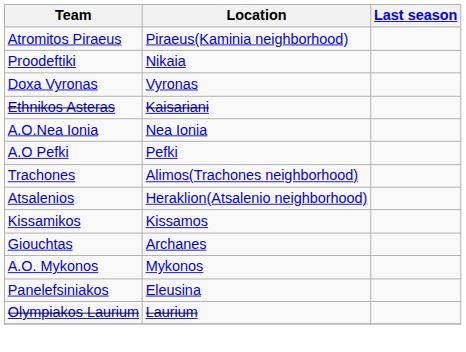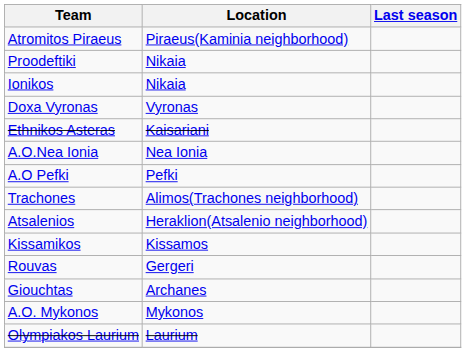+ row: (31, 84)
+ row: (32, 267)
- row: (58, 289)
